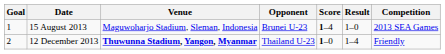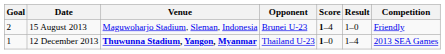(9, 27) 1 -> (9, 27) 2
(406, 27) 2013 SEA Games -> (389, 27) Friendly
(9, 42) 2 -> (9, 42) 1
(389, 42) Friendly -> (406, 42) 2013 SEA Games
